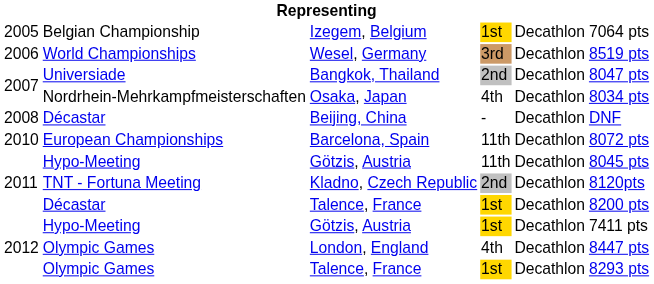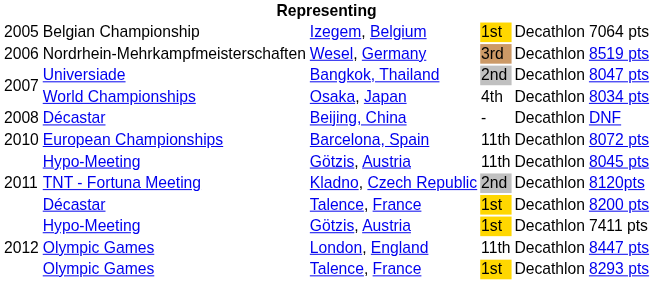(119, 53) World Championships -> (174, 53) Nordrhein-Mehrkampfmeisterschaften
(174, 97) Nordrhein-Mehrkampfmeisterschaften -> (119, 97) World Championships
(492, 247) 4th -> (496, 247) 11th
